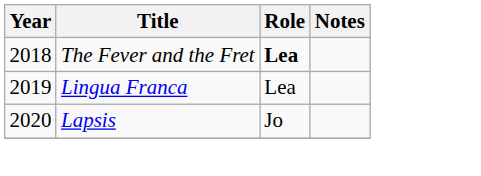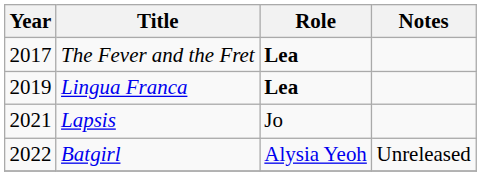(30, 54) 2018 -> (30, 54) 2017
(280, 87) normal -> (281, 87) bold
(30, 120) 2020 -> (30, 120) 2021
+ row: (91, 154)
